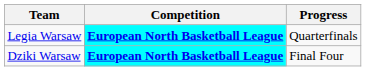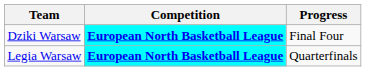rows swapped: (44, 55) <-> (44, 35)
